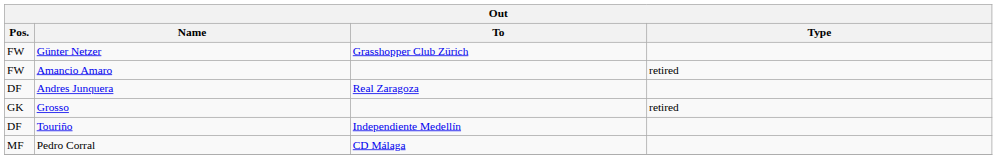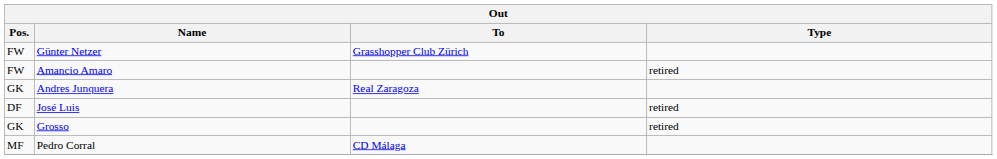(14, 89) DF -> (15, 89) GK
+ row: (58, 108)
- row: (55, 126)
